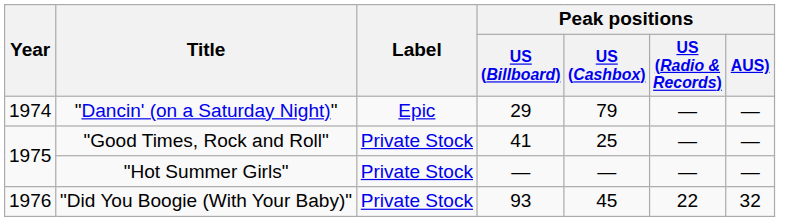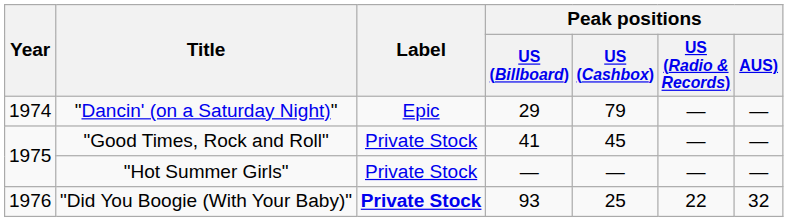(607, 141) 25 -> (615, 141) 45
(417, 201) normal -> (421, 201) bold
(607, 201) 45 -> (615, 201) 25
